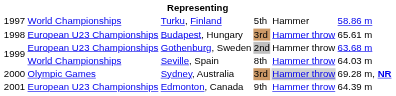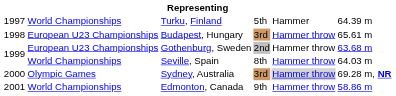(355, 21) 58.86 m -> (355, 21) 64.39 m
(93, 87) European U23 Championships -> (74, 87) World Championships
(355, 87) 64.39 m -> (355, 87) 58.86 m
